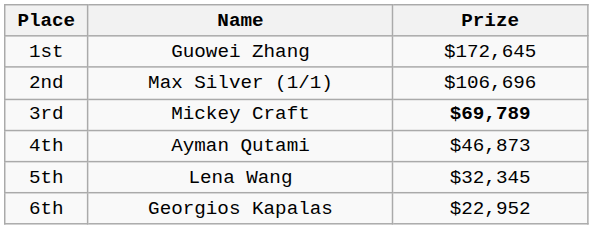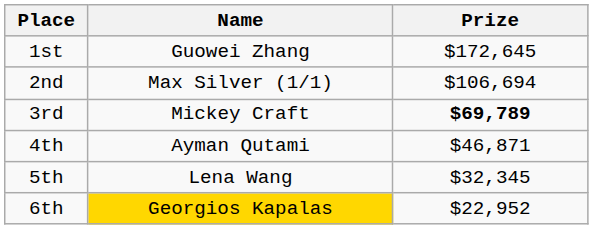(490, 83) $106,696 -> (490, 83) $106,694
(490, 146) $46,873 -> (490, 146) $46,871
(240, 209) no background -> (240, 209) gold background
